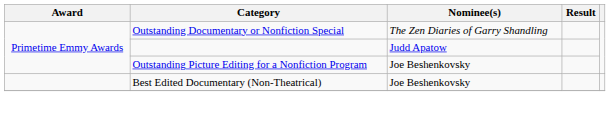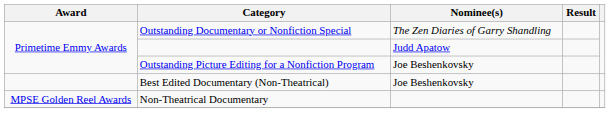+ row: (204, 99)
